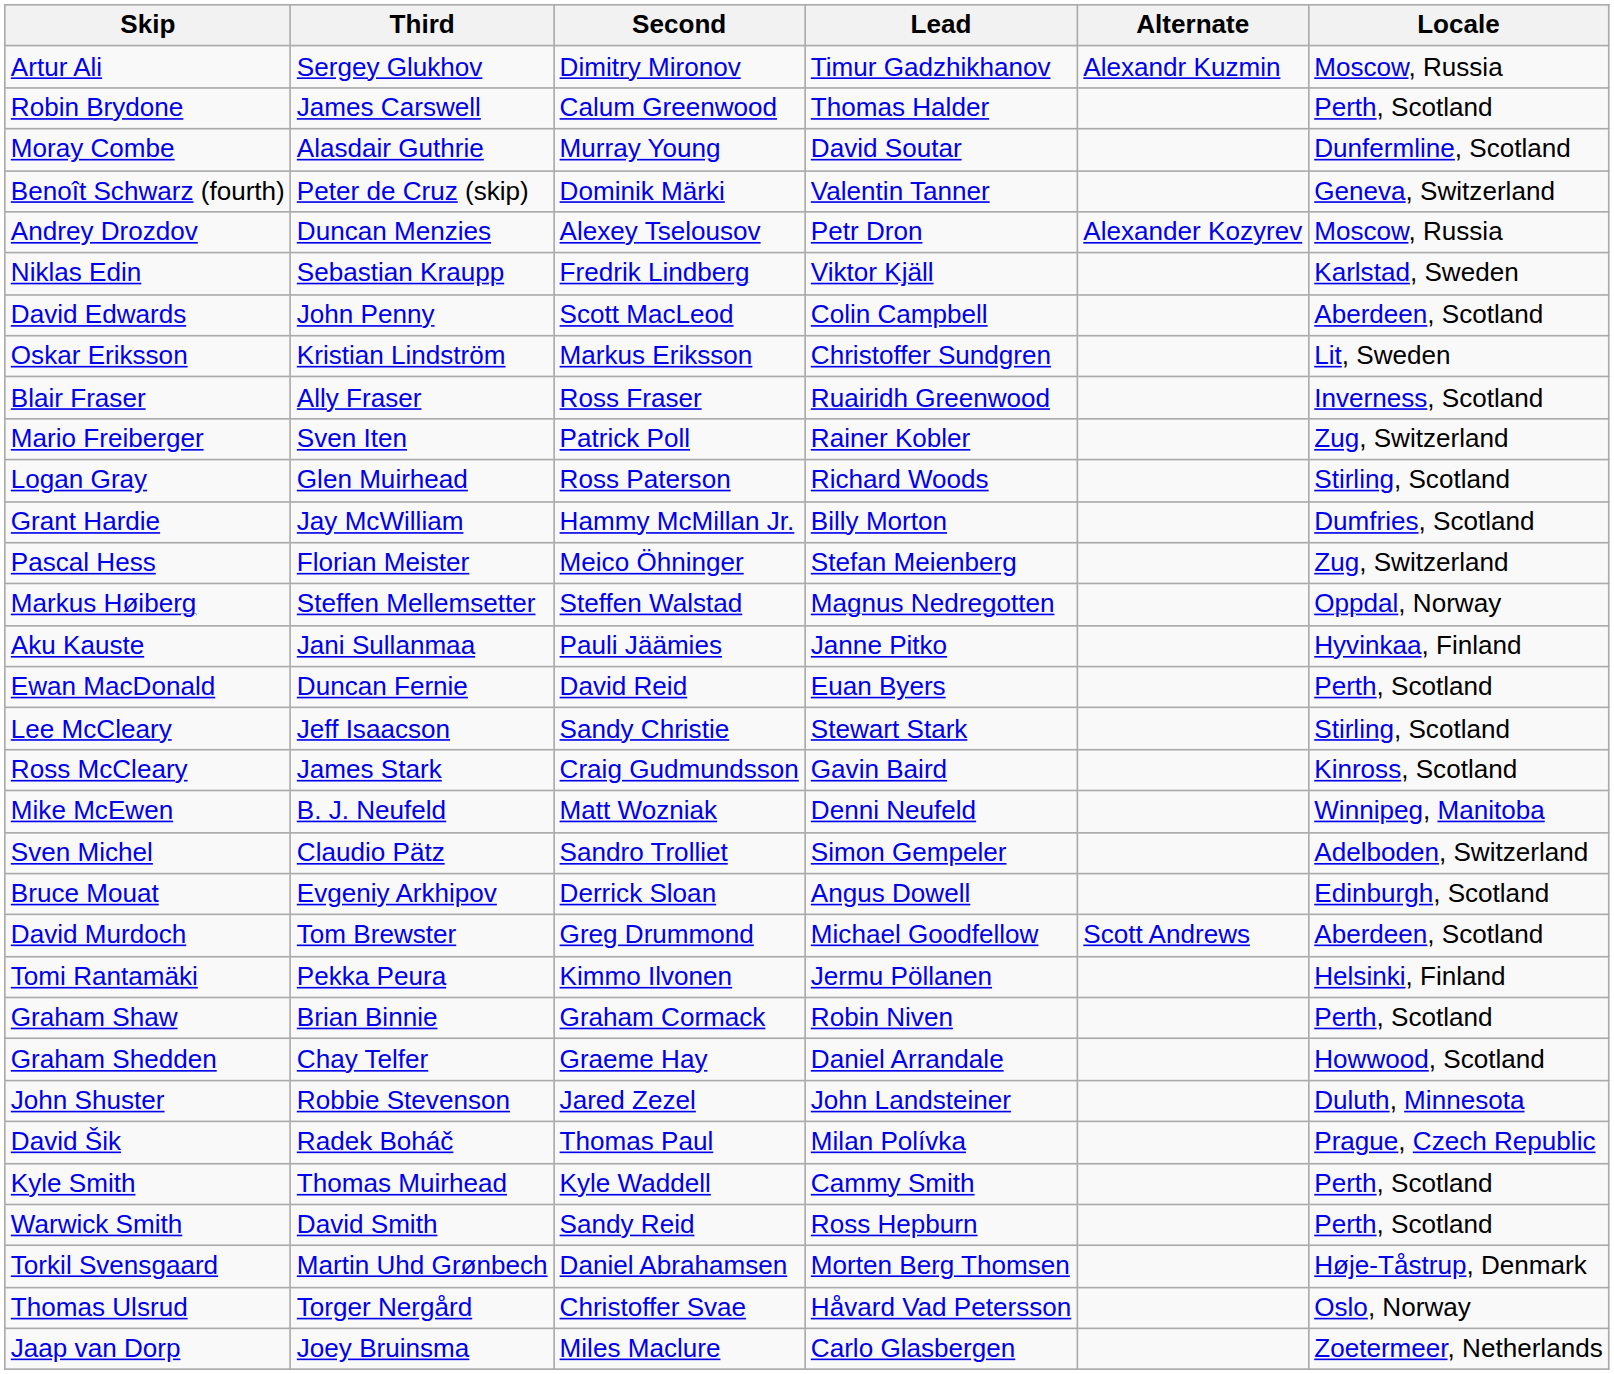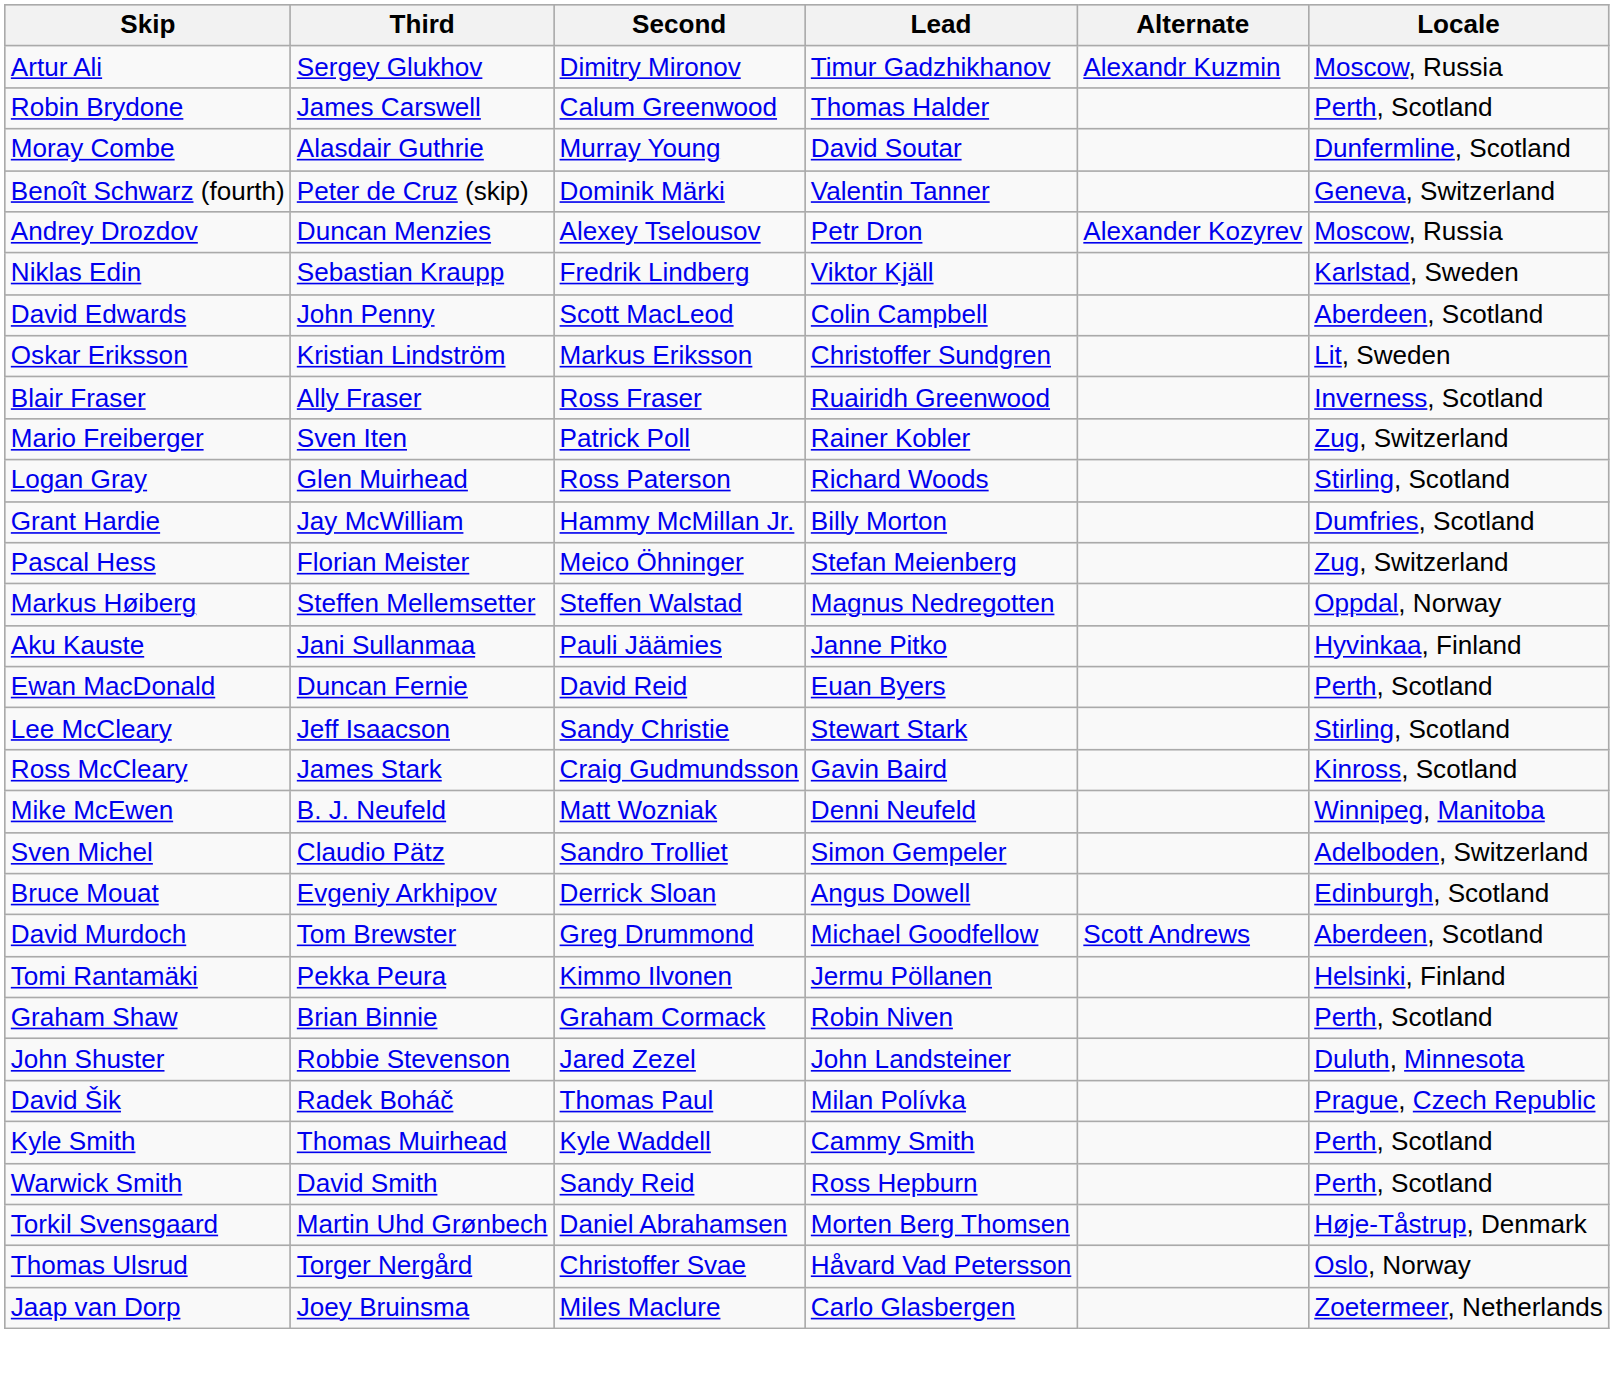- row: (114, 1059)
